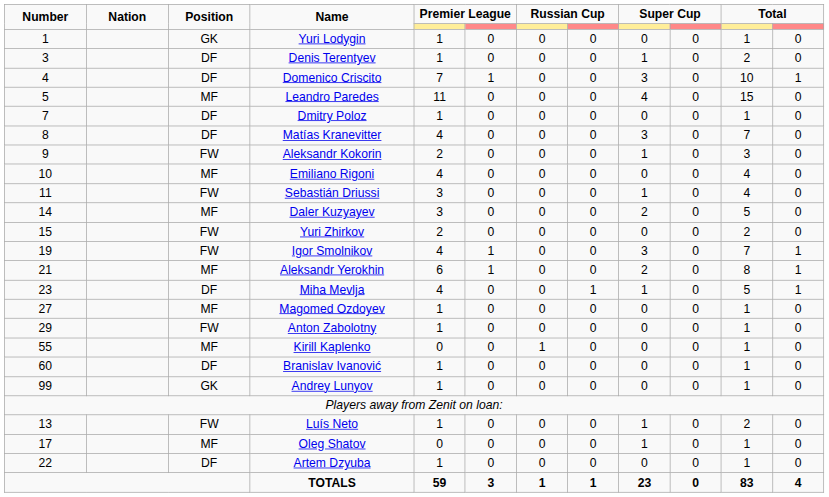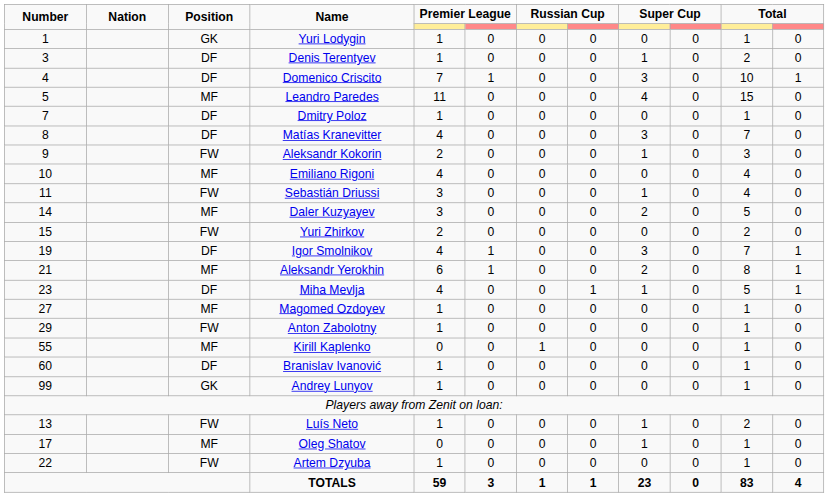(209, 251) FW -> (209, 251) DF
(209, 463) DF -> (209, 463) FW
